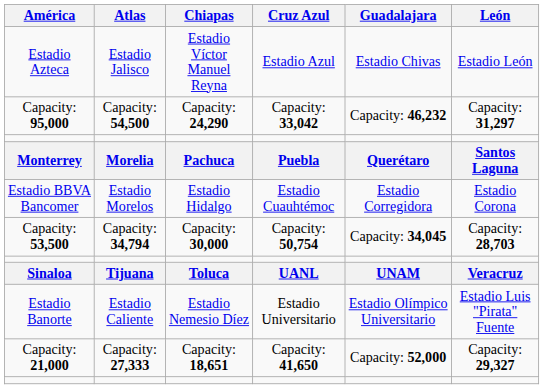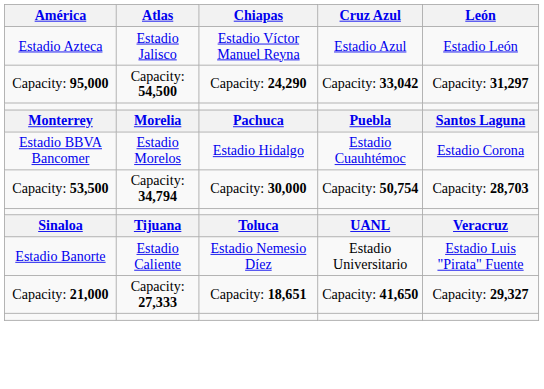- column: (398, 15)
